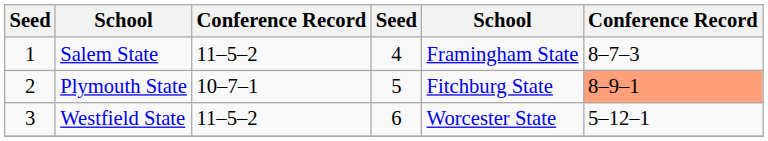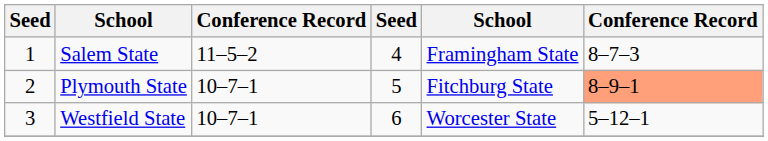(227, 119) 11–5–2 -> (227, 119) 10–7–1
